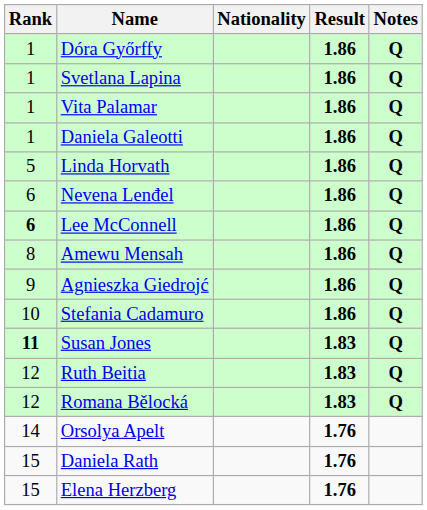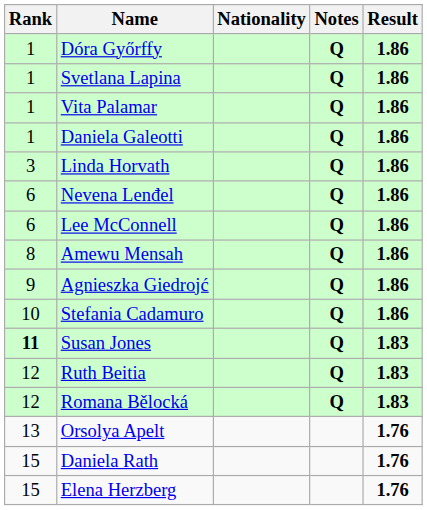columns swapped: (340, 19) <-> (396, 19)
(31, 166) 5 -> (31, 166) 3
(31, 225) bold -> (31, 225) normal
(31, 431) 14 -> (31, 431) 13
